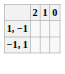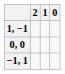+ row: (17, 45)
